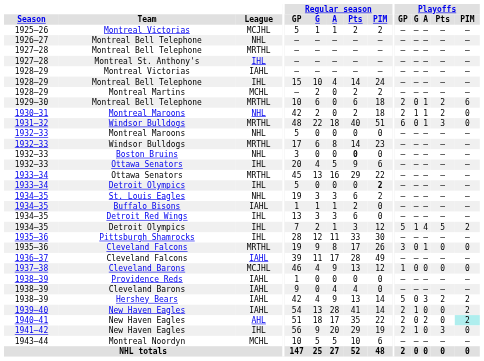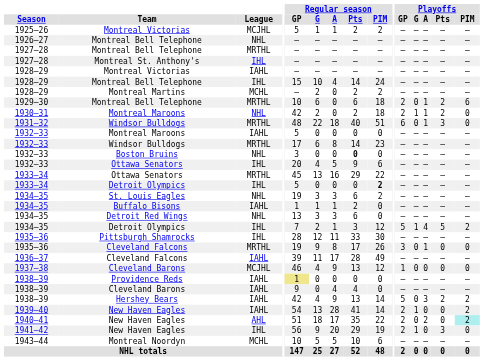(259, 134) NHL -> (259, 134) IAHL
(259, 217) IHL -> (259, 217) NHL
(297, 279) no background -> (297, 279) khaki background
